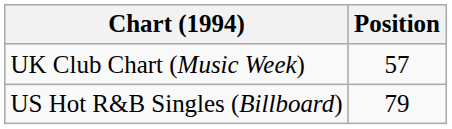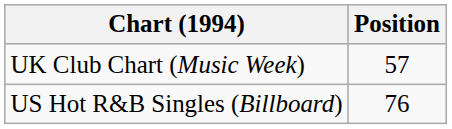(397, 103) 79 -> (397, 103) 76
